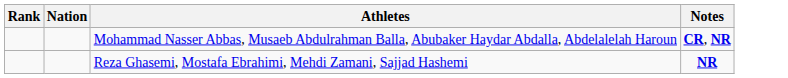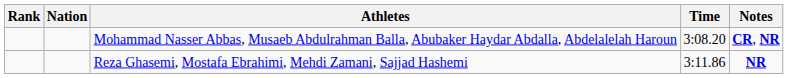+ column: (705, 16)
